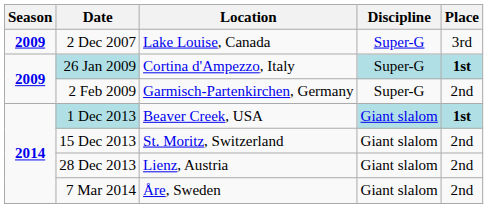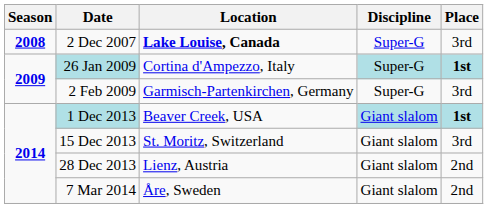(30, 41) 2009 -> (30, 41) 2008
(207, 41) normal -> (211, 41) bold
(462, 91) 2nd -> (462, 91) 3rd
(462, 141) 2nd -> (462, 141) 3rd
